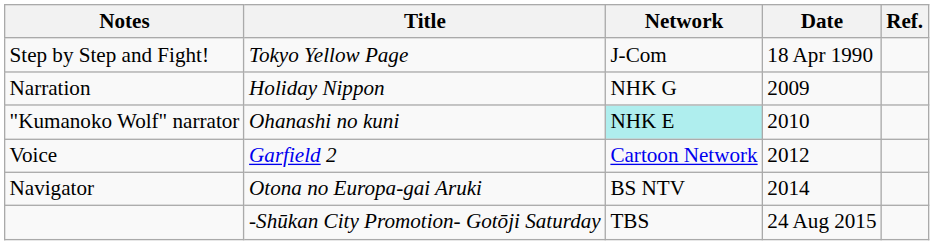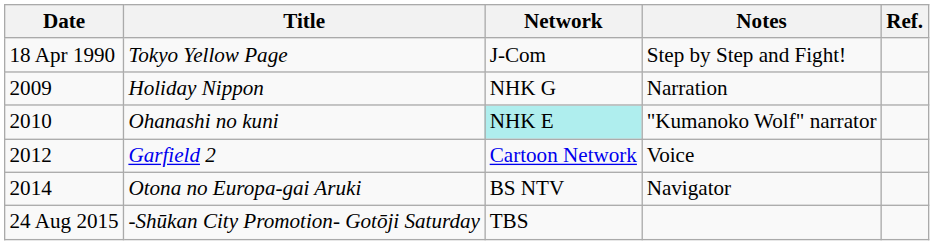columns swapped: (822, 21) <-> (124, 21)
